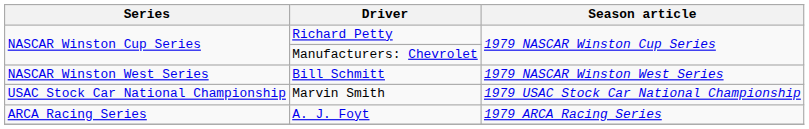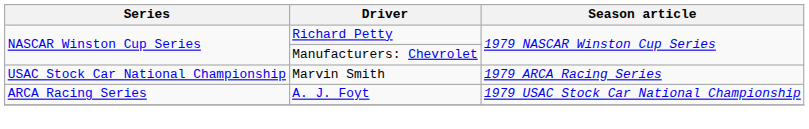- row: (339, 75)
(642, 95) 1979 USAC Stock Car National Championship -> (573, 75) 1979 ARCA Racing Series
(573, 115) 1979 ARCA Racing Series -> (642, 95) 1979 USAC Stock Car National Championship
